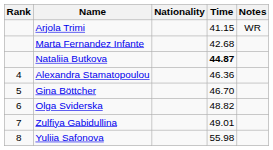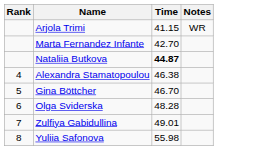- column: (180, 12)
(222, 43) 42.68 -> (167, 43) 42.70
(222, 75) 46.36 -> (167, 75) 46.38
(222, 106) 48.82 -> (167, 106) 48.28
